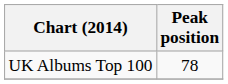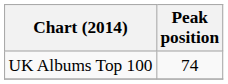(190, 65) 78 -> (190, 65) 74
